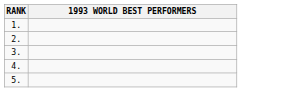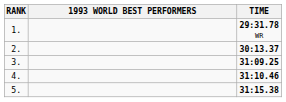+ column: (259, 11)
